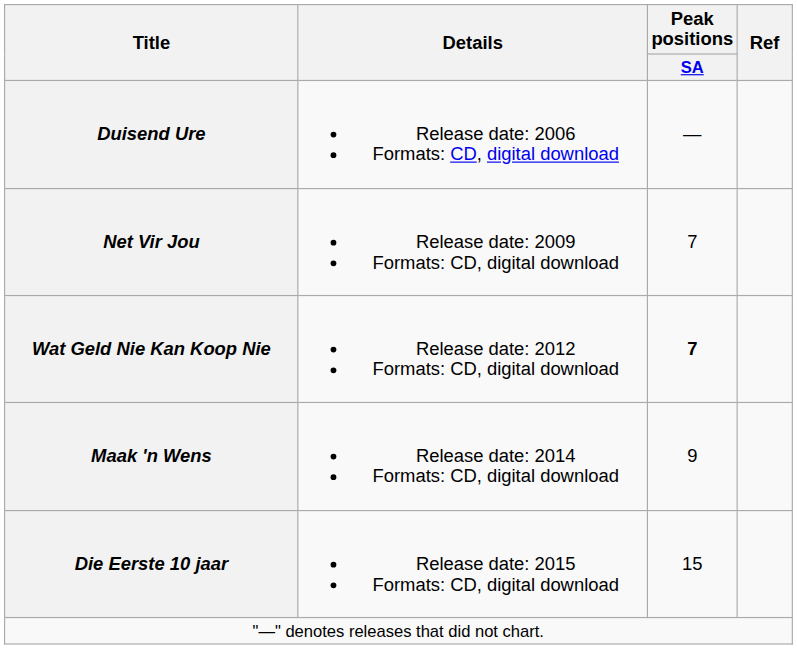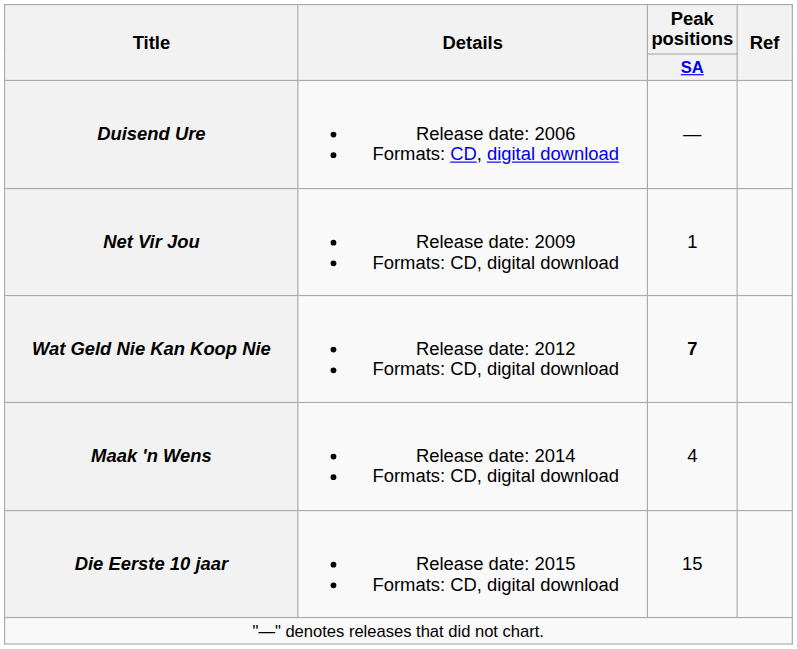(692, 241) 7 -> (692, 241) 1
(692, 456) 9 -> (692, 456) 4
